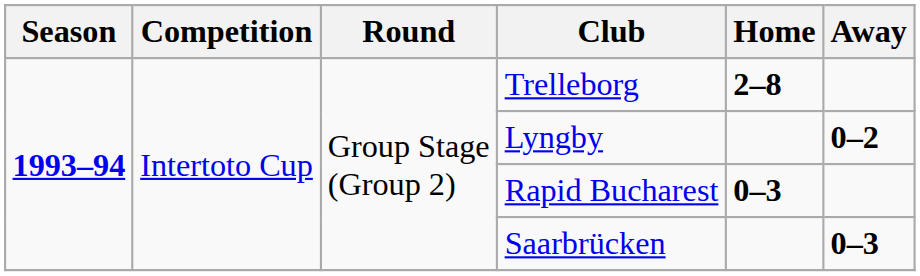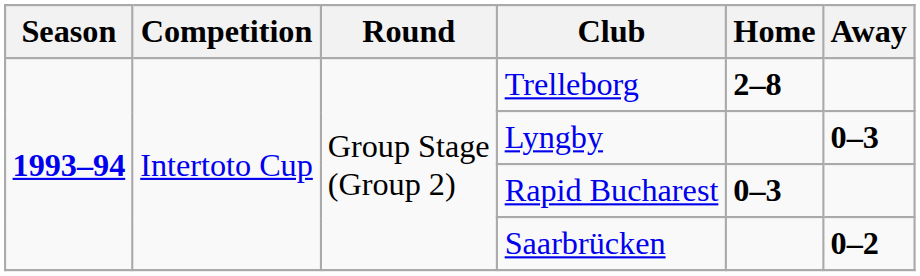(855, 137) 0–2 -> (855, 137) 0–3
(855, 243) 0–3 -> (855, 243) 0–2
